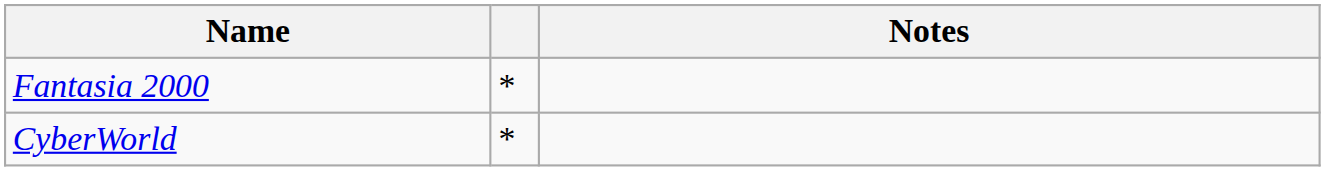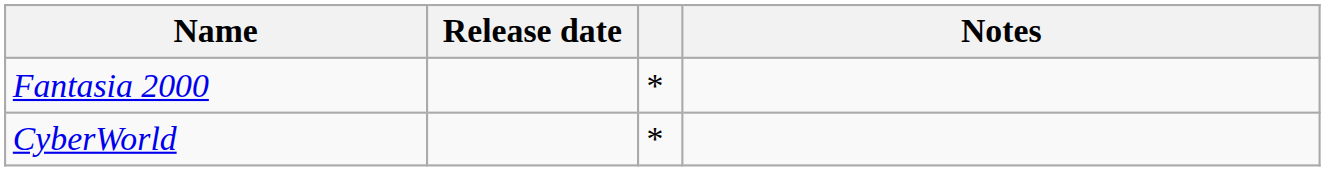+ column: (532, 31)
